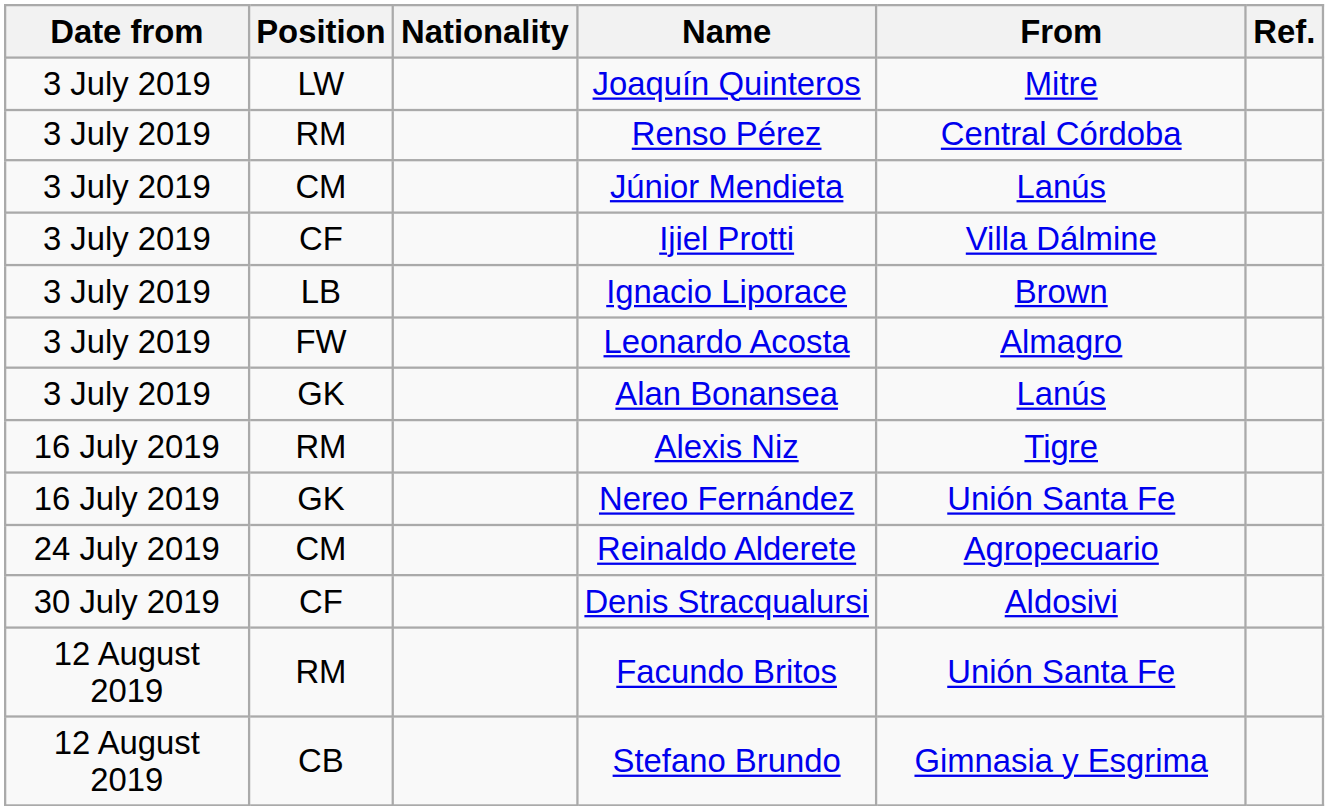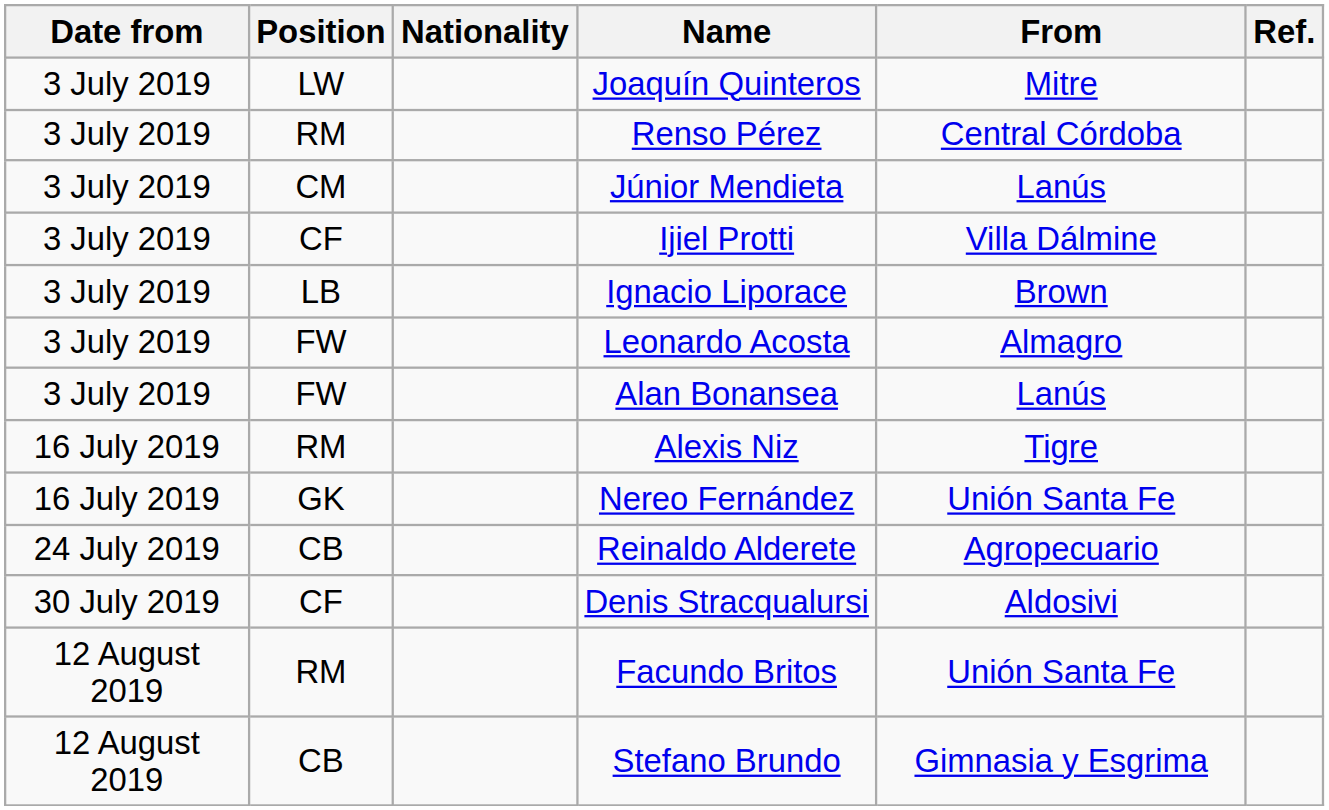(321, 395) GK -> (321, 395) FW
(321, 550) CM -> (321, 550) CB
